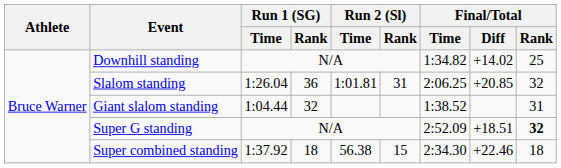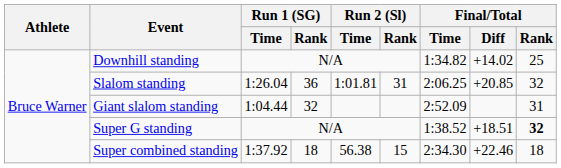(445, 106) 1:38.52 -> (445, 106) 2:52.09
(445, 128) 2:52.09 -> (445, 128) 1:38.52
